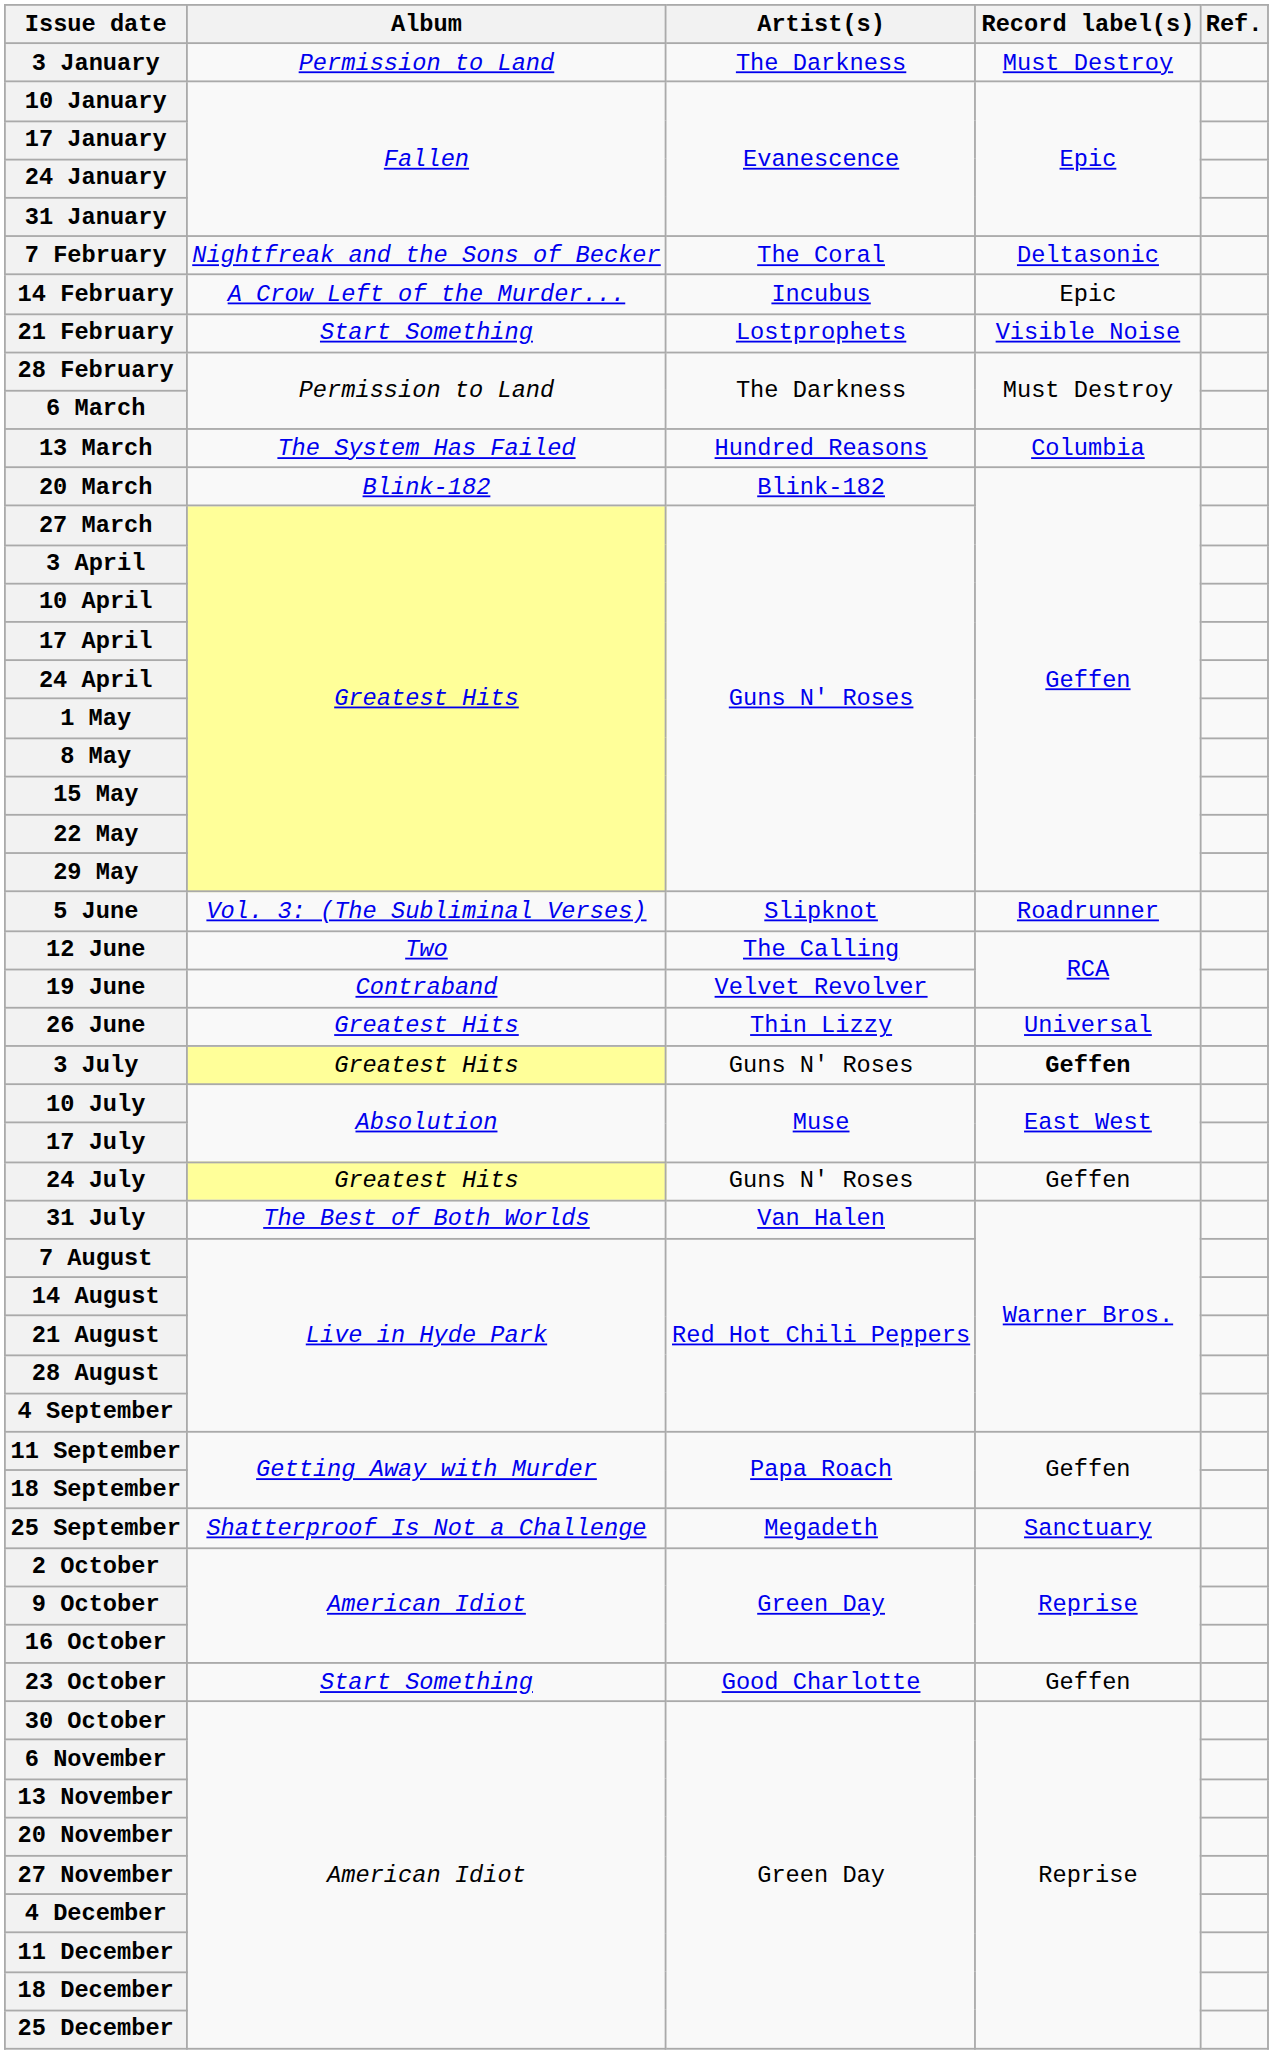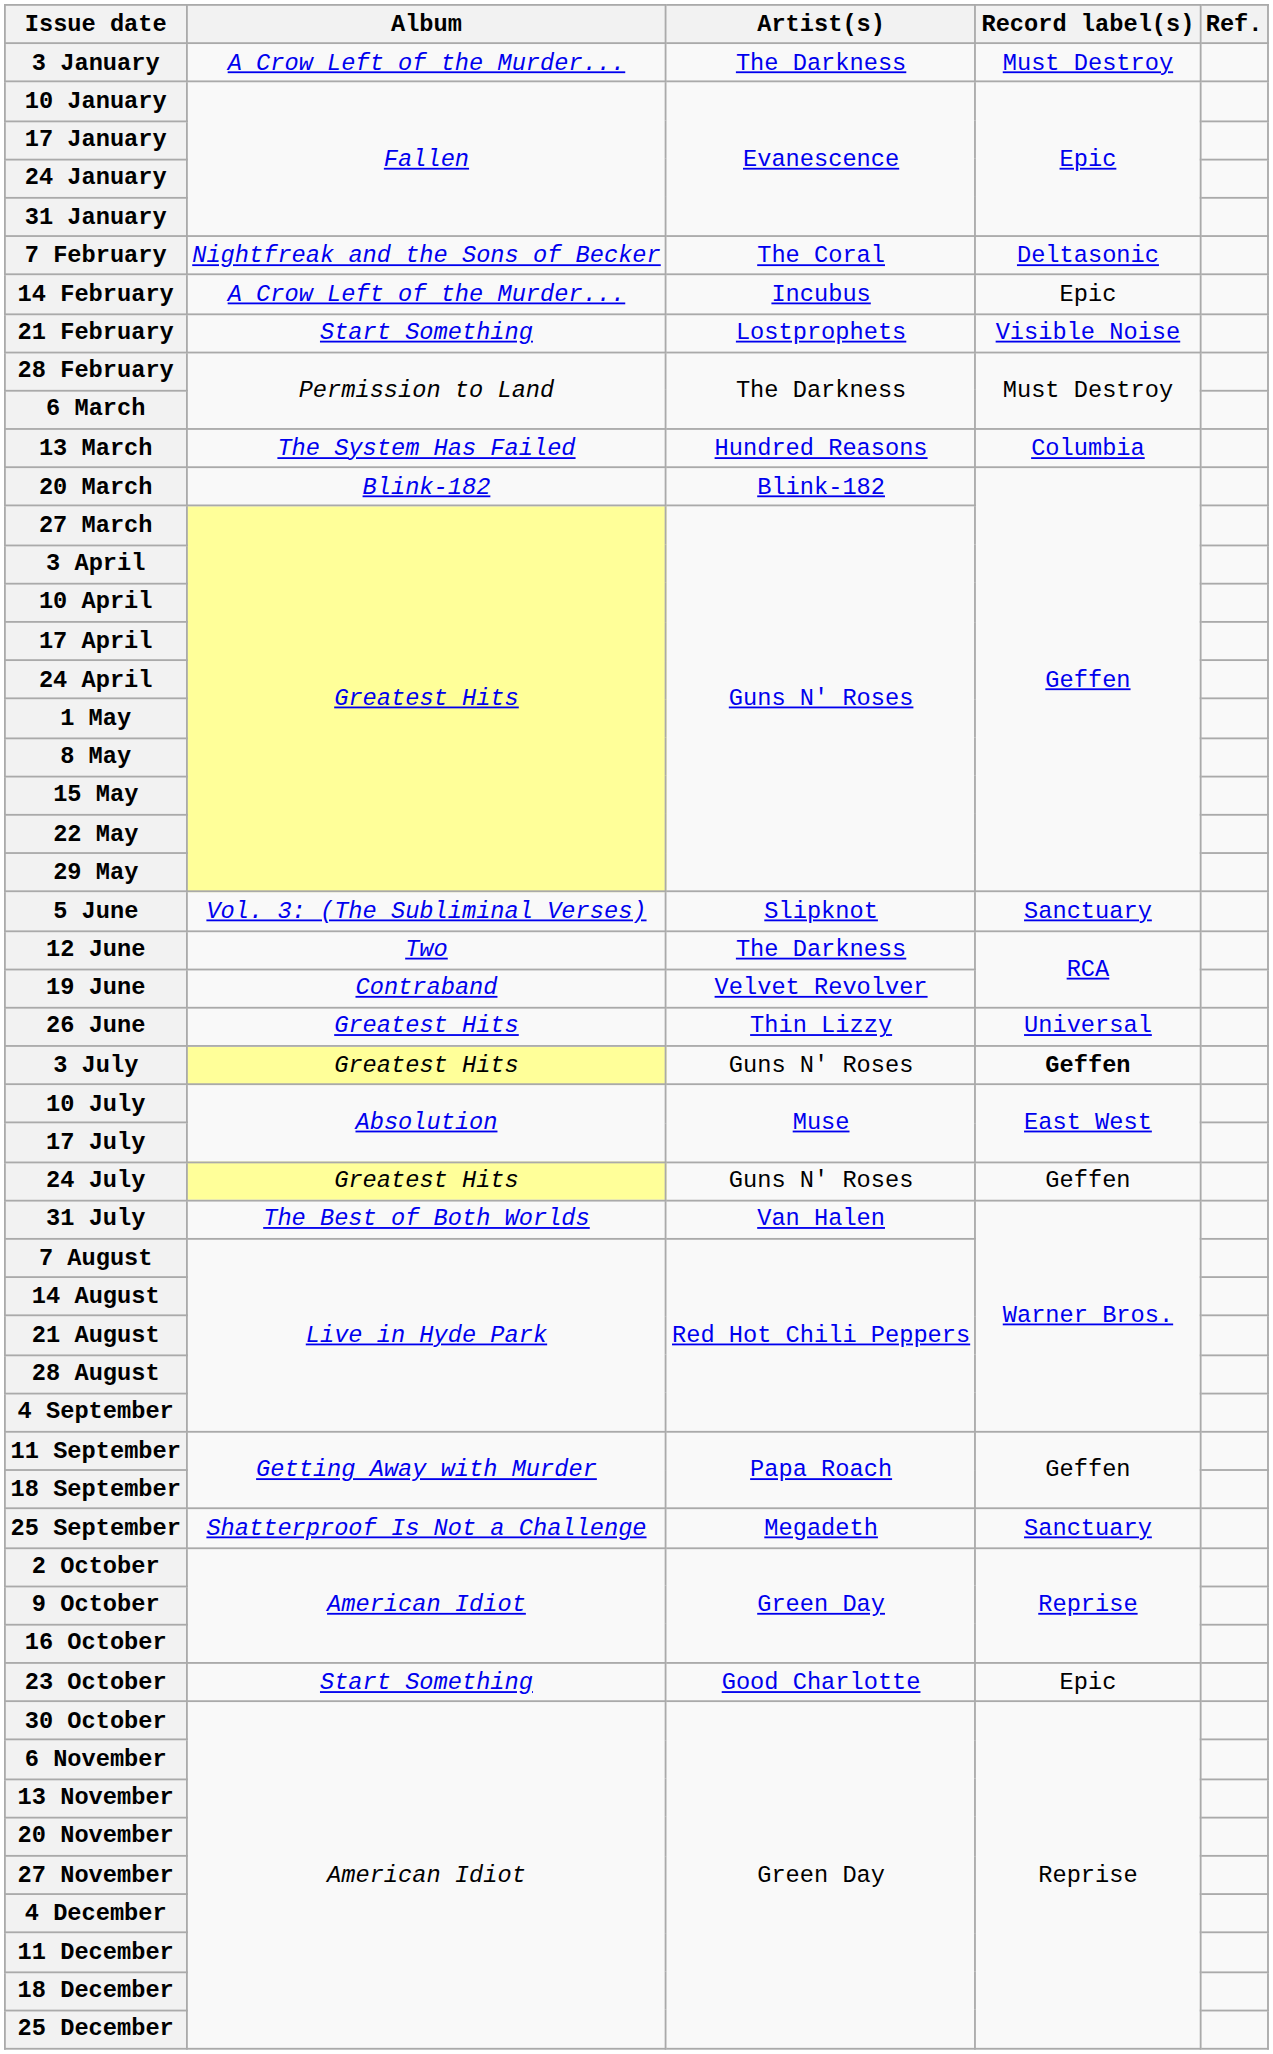(426, 63) Permission to Land -> (426, 63) A Crow Left of the Murder...
(1088, 911) Roadrunner -> (1088, 911) Sanctuary
(821, 950) The Calling -> (821, 950) The Darkness
(1088, 1682) Geffen -> (1088, 1682) Epic
